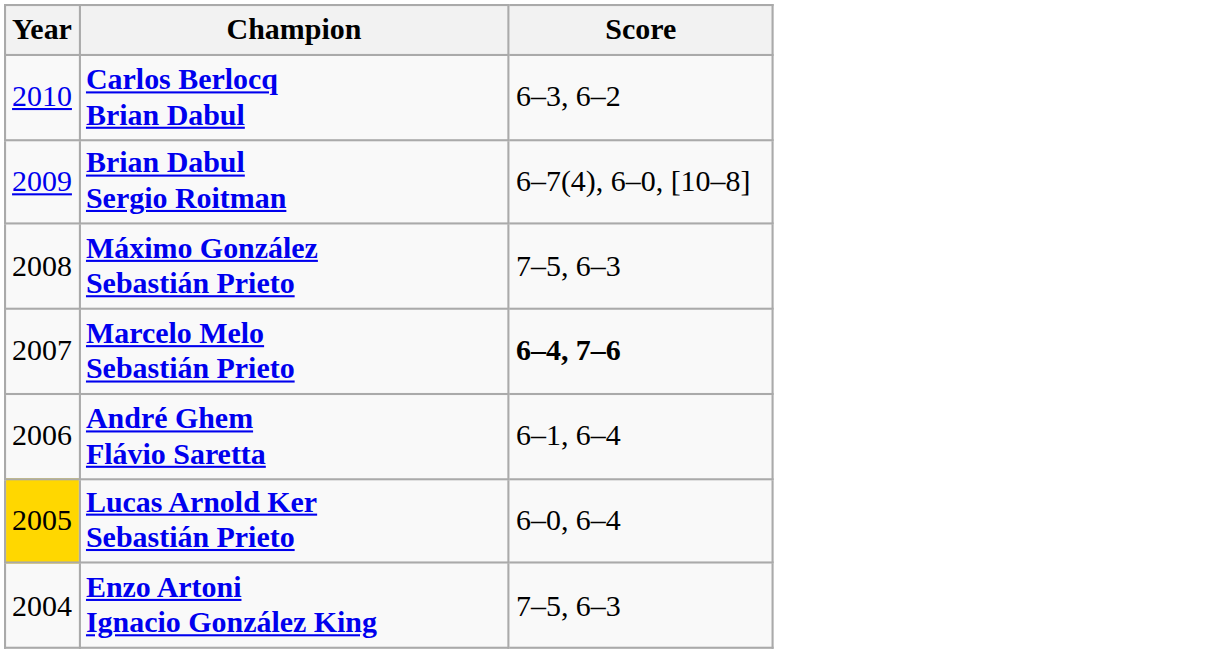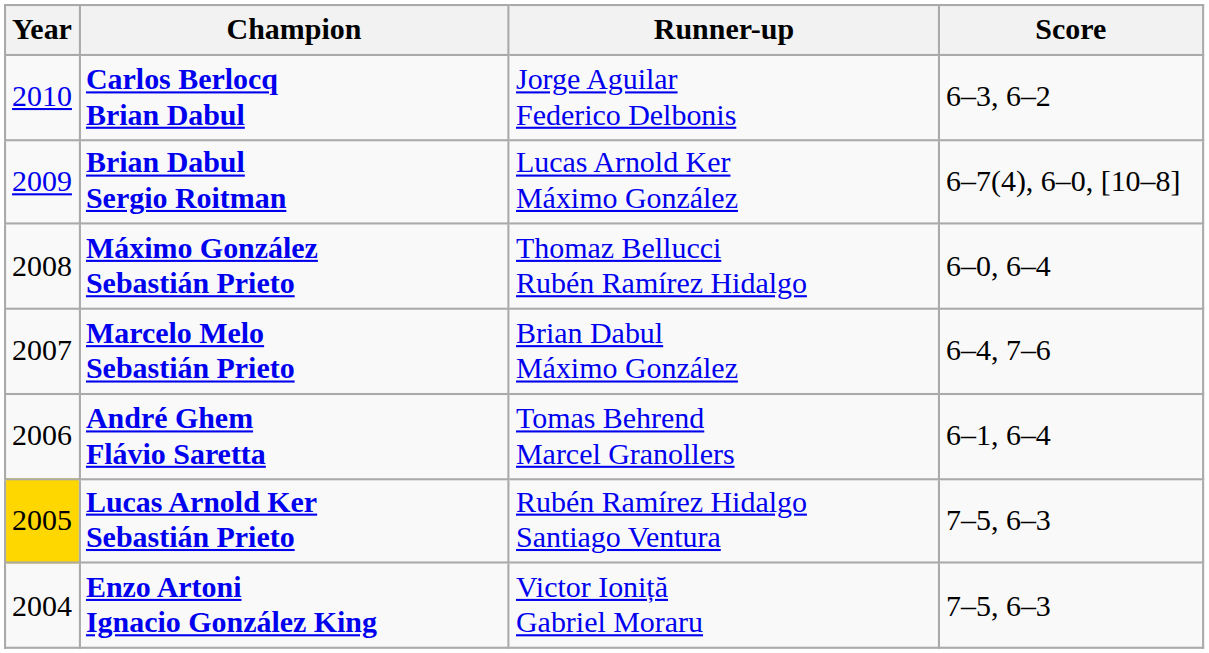+ column: (724, 29)
(568, 266) 7–5, 6–3 -> (998, 266) 6–0, 6–4
(568, 350) bold -> (998, 350) normal
(568, 520) 6–0, 6–4 -> (998, 520) 7–5, 6–3
